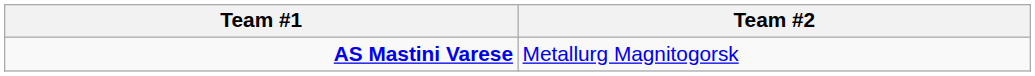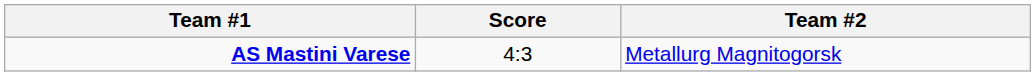+ column: (518, 20)
